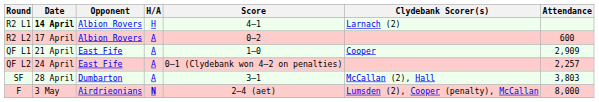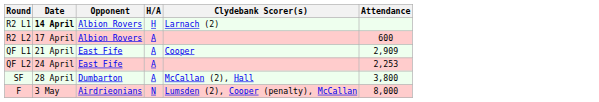- column: (254, 11)
(567, 64) 2,257 -> (386, 64) 2,253
(567, 78) 3,803 -> (386, 78) 3,800
(154, 91) bold -> (154, 91) normal
